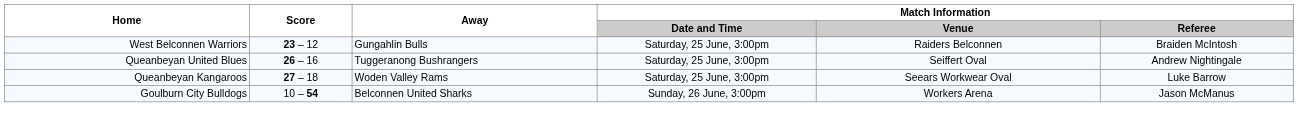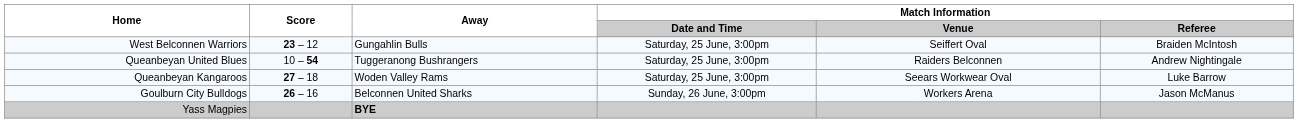(958, 45) Raiders Belconnen -> (958, 45) Seiffert Oval
(301, 61) 26 – 16 -> (301, 61) 10 – 54
(958, 61) Seiffert Oval -> (958, 61) Raiders Belconnen
(301, 93) 10 – 54 -> (301, 93) 26 – 16
+ row: (215, 110)
